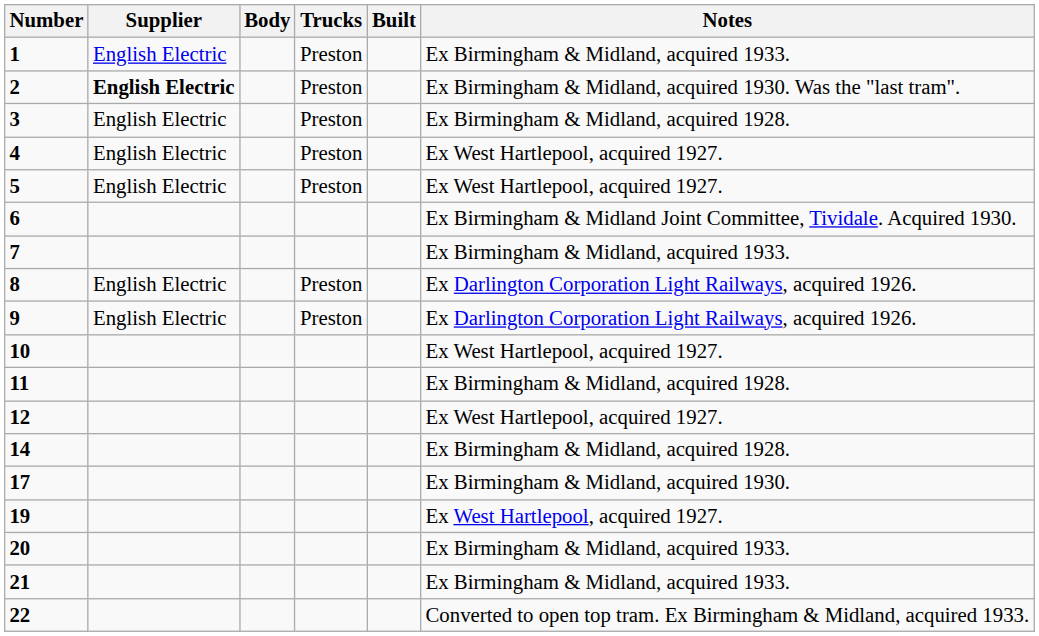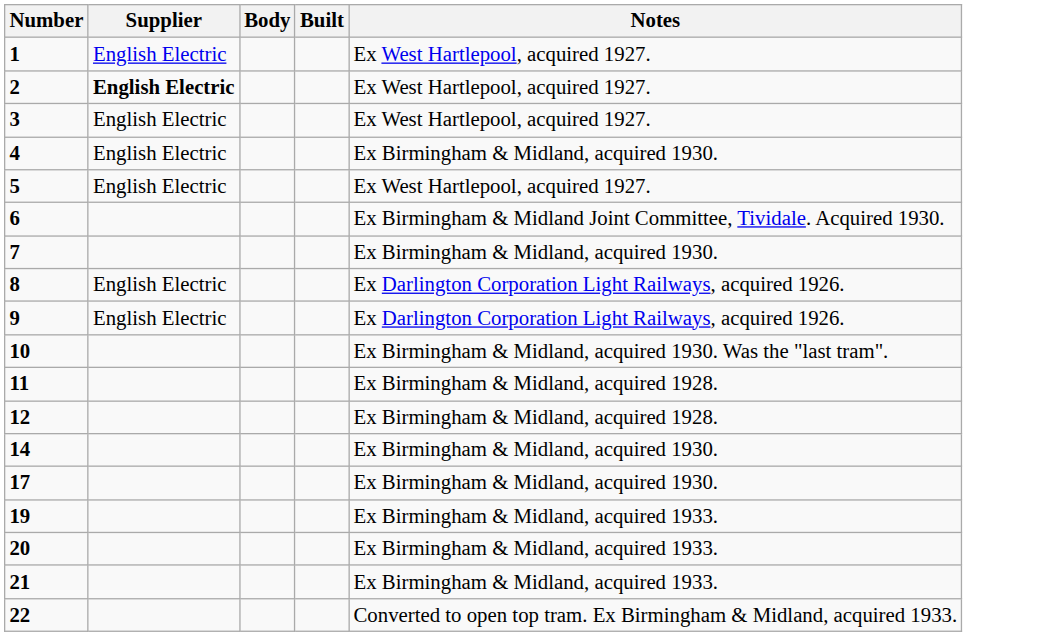- column: (331, 20)
(608, 53) Ex Birmingham & Midland, acquired 1933. -> (502, 53) Ex West Hartlepool, acquired 1927.
(693, 86) Ex Birmingham & Midland, acquired 1930. Was the "last tram". -> (502, 86) Ex West Hartlepool, acquired 1927.
(608, 119) Ex Birmingham & Midland, acquired 1928. -> (502, 119) Ex West Hartlepool, acquired 1927.
(574, 152) Ex West Hartlepool, acquired 1927. -> (536, 152) Ex Birmingham & Midland, acquired 1930.
(608, 251) Ex Birmingham & Midland, acquired 1933. -> (536, 251) Ex Birmingham & Midland, acquired 1930.
(574, 350) Ex West Hartlepool, acquired 1927. -> (621, 350) Ex Birmingham & Midland, acquired 1930. Was the "last tram".
(574, 416) Ex West Hartlepool, acquired 1927. -> (536, 416) Ex Birmingham & Midland, acquired 1928.
(608, 449) Ex Birmingham & Midland, acquired 1928. -> (536, 449) Ex Birmingham & Midland, acquired 1930.
(574, 515) Ex West Hartlepool, acquired 1927. -> (536, 515) Ex Birmingham & Midland, acquired 1933.
